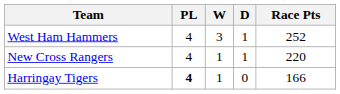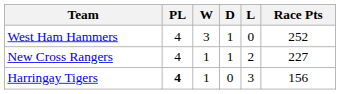+ column: (251, 15)
(296, 57) 220 -> (298, 57) 227
(296, 78) 166 -> (298, 78) 156
